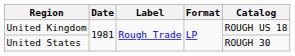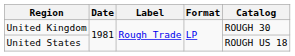(256, 28) ROUGH US 18 -> (248, 28) ROUGH 30
(248, 43) ROUGH 30 -> (256, 43) ROUGH US 18
